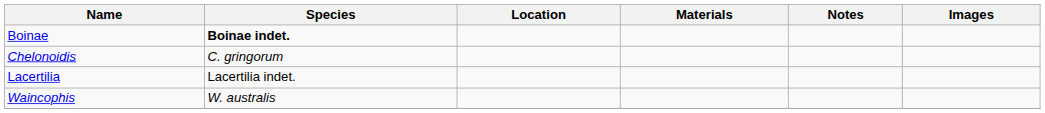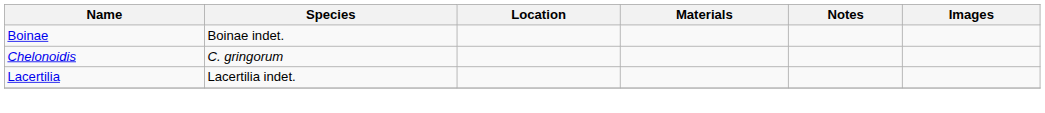(249, 35) bold -> (246, 35) normal
- row: (41, 98)
